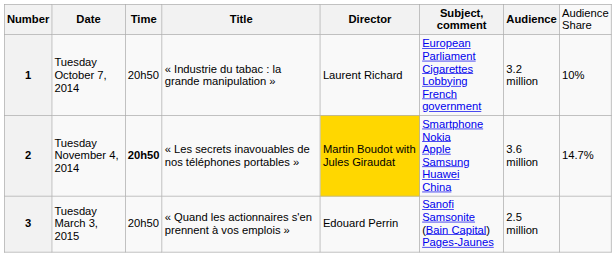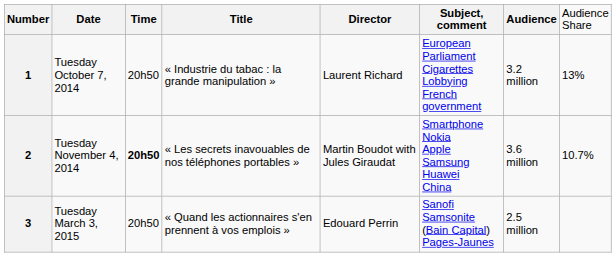(573, 75) 10% -> (573, 75) 13%
(369, 156) gold background -> (369, 156) no background
(578, 156) 14.7% -> (578, 156) 10.7%
